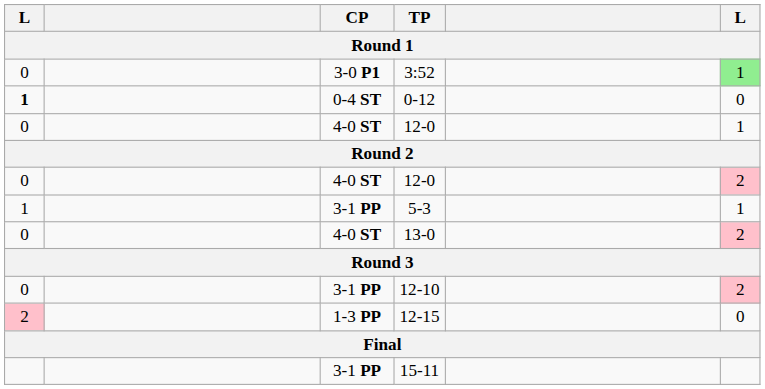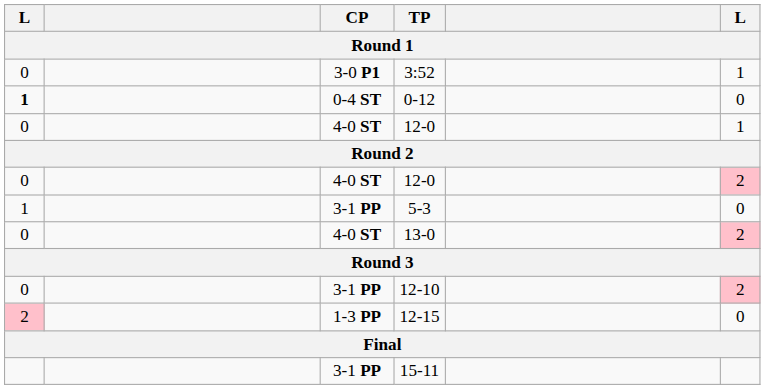(740, 72) lightgreen background -> (740, 72) no background
(740, 208) 1 -> (740, 208) 0
